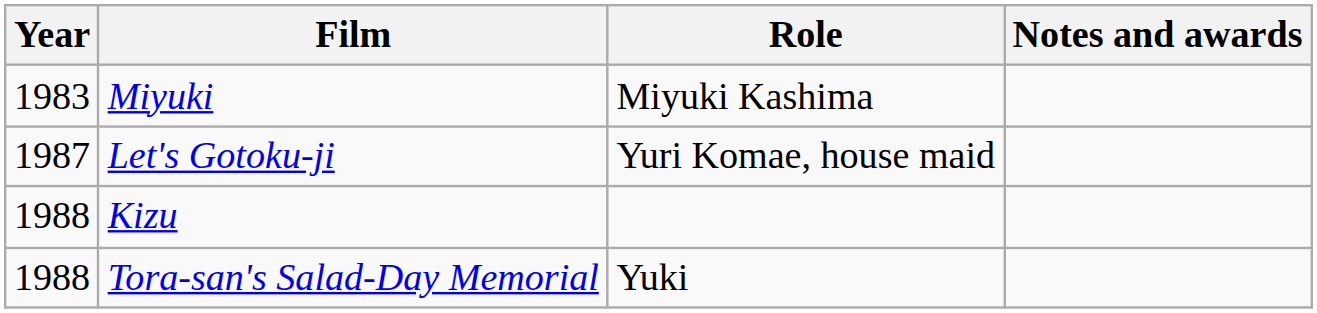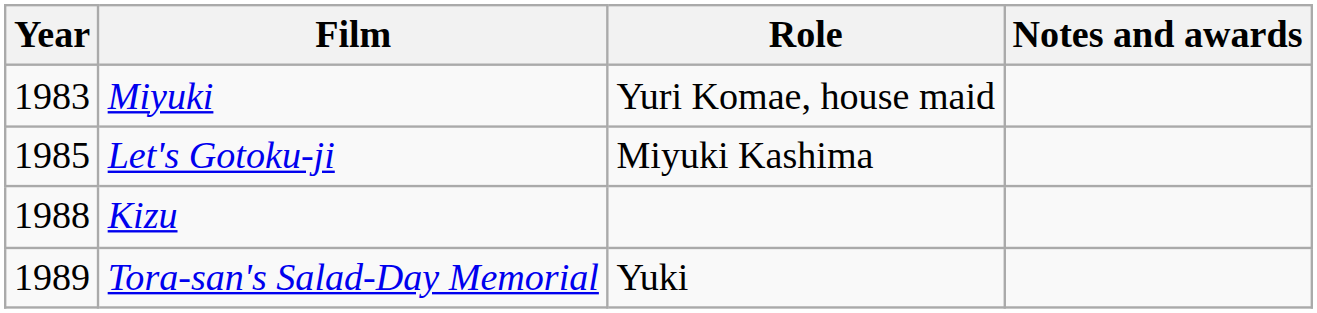(745, 95) Miyuki Kashima -> (806, 95) Yuri Komae, house maid
(52, 155) 1987 -> (52, 155) 1985
(806, 155) Yuri Komae, house maid -> (745, 155) Miyuki Kashima
(52, 276) 1988 -> (52, 276) 1989
